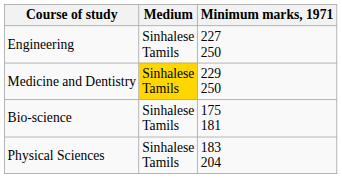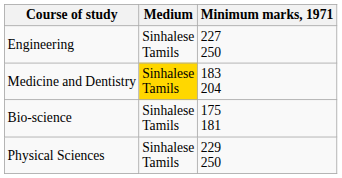(211, 81) 229 250 -> (211, 81) 183 204
(211, 155) 183 204 -> (211, 155) 229 250
